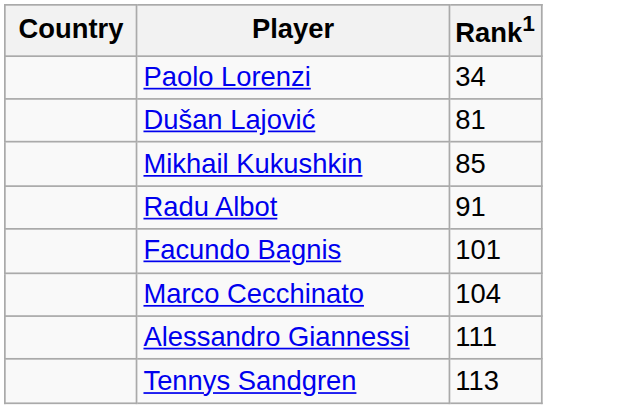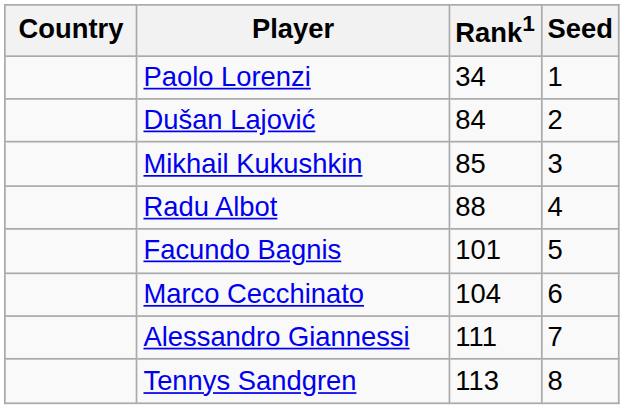+ column: (580, 29)
(471, 120) 81 -> (471, 120) 84
(471, 207) 91 -> (471, 207) 88
